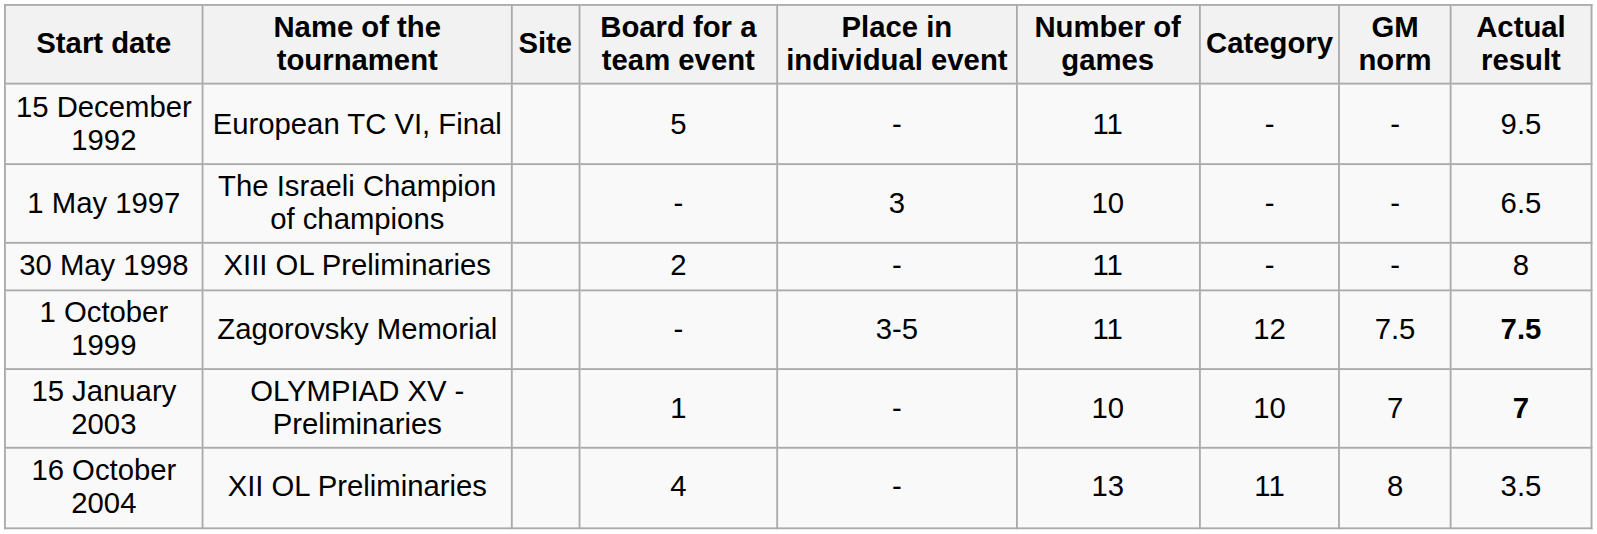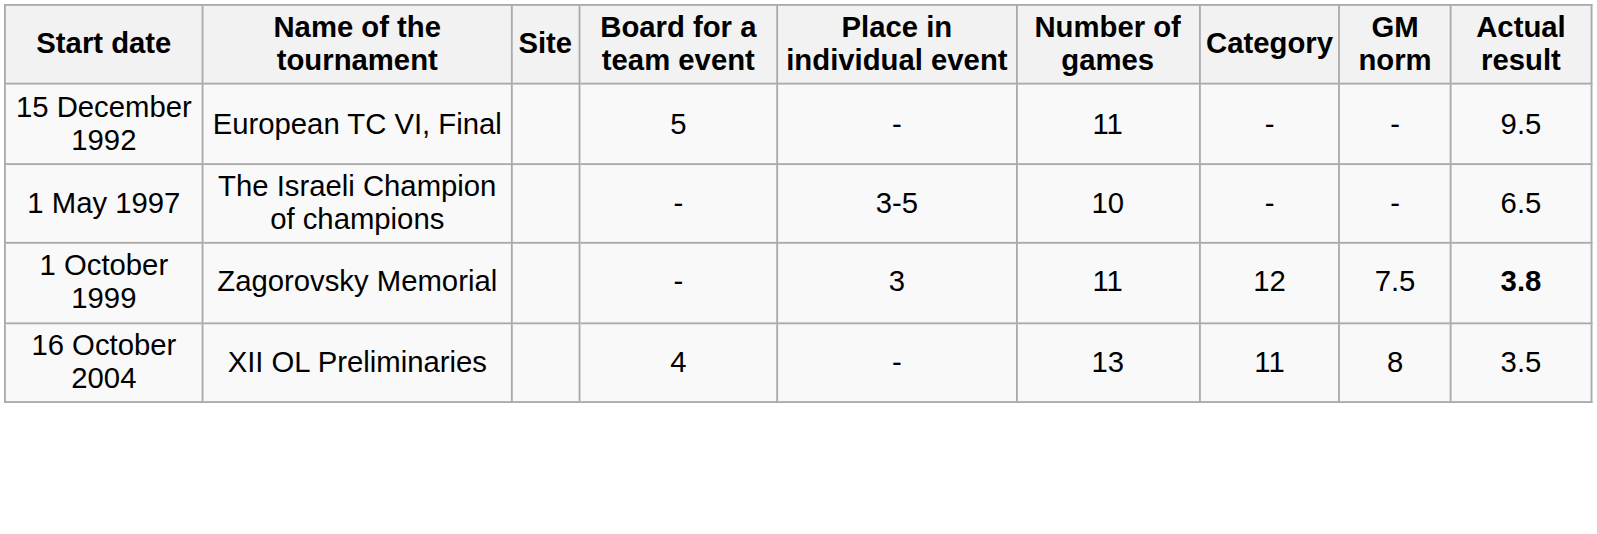(897, 202) 3 -> (897, 202) 3-5
- row: (104, 265)
(897, 328) 3-5 -> (897, 282) 3
(1521, 328) 7.5 -> (1521, 282) 3.8
- row: (104, 408)
